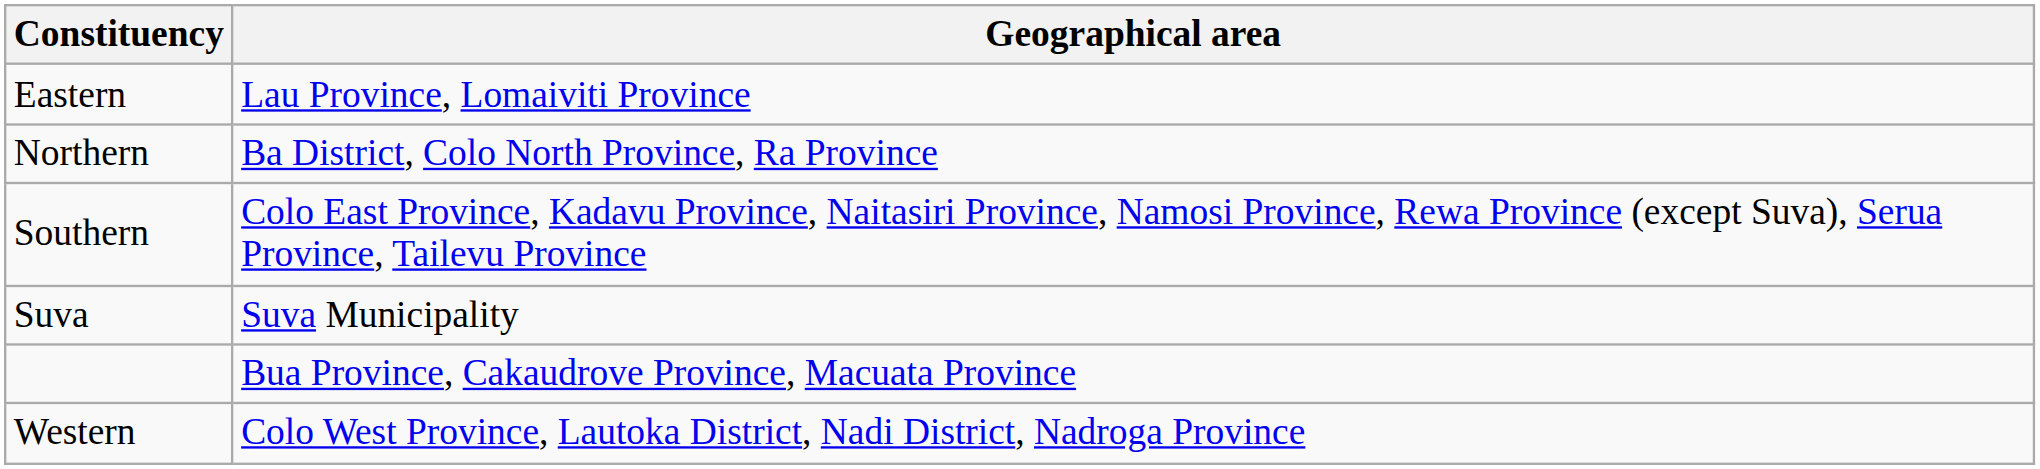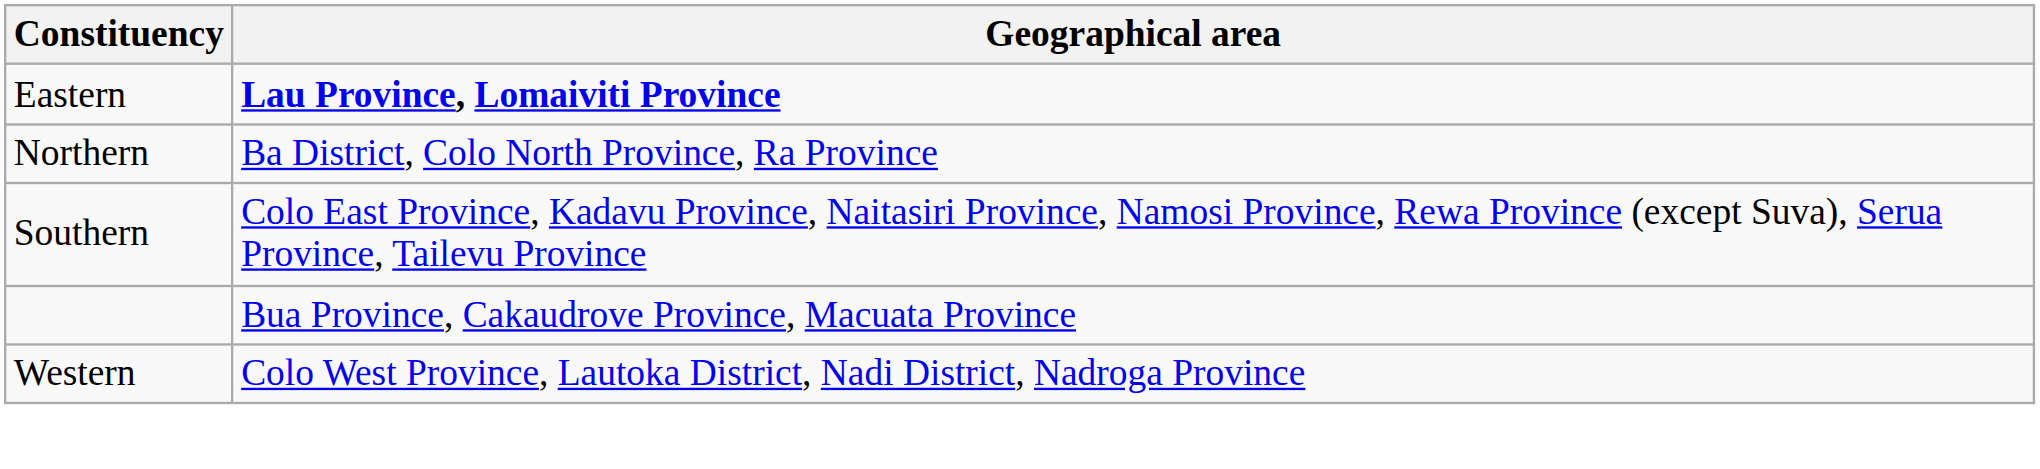(496, 93) normal -> (511, 93) bold
- row: (51, 313)
